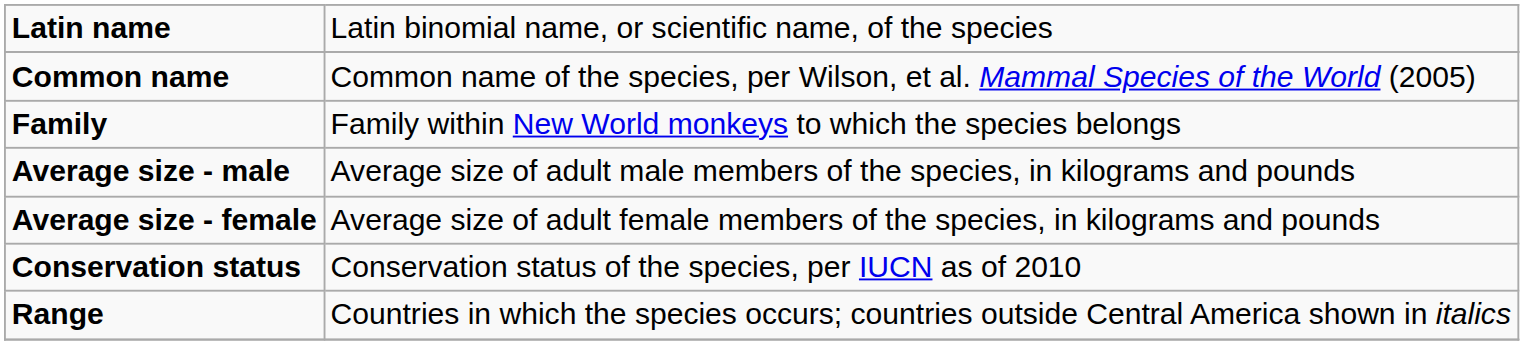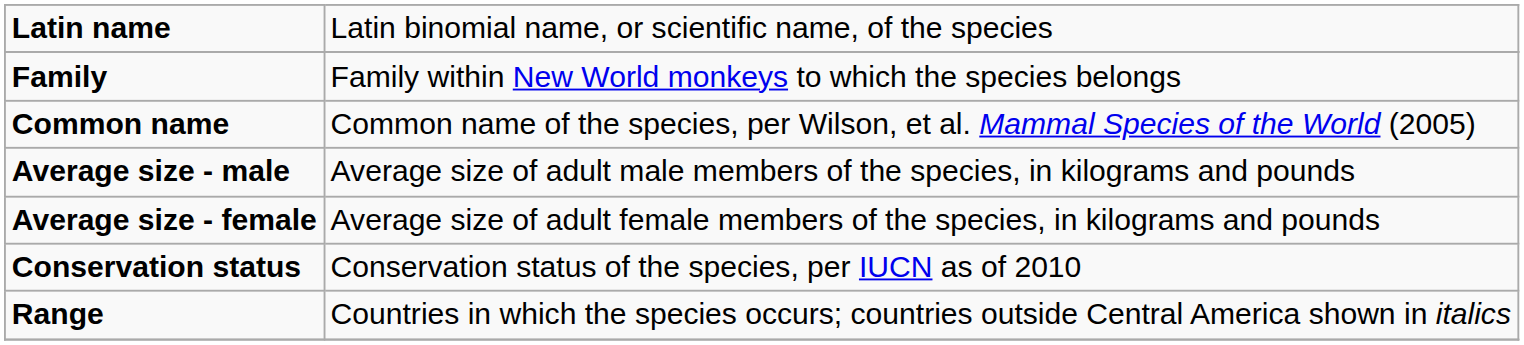rows swapped: (121, 76) <-> (60, 123)
